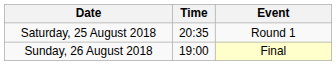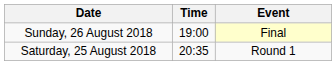rows swapped: (88, 32) <-> (88, 51)
